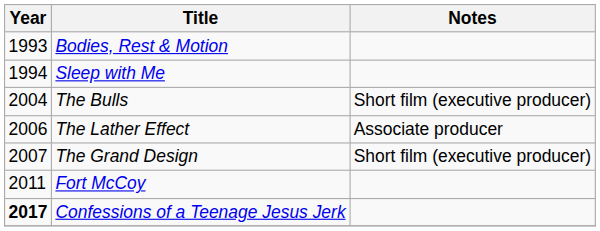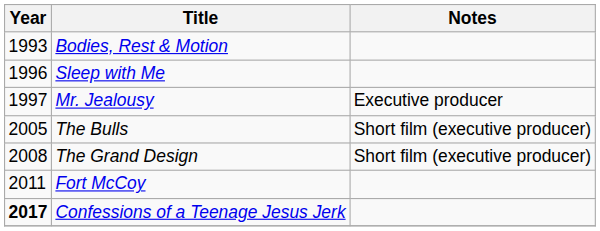(28, 73) 1994 -> (28, 73) 1996
+ row: (105, 101)
(28, 101) 2004 -> (28, 128) 2005
- row: (122, 128)
(28, 156) 2007 -> (28, 156) 2008
